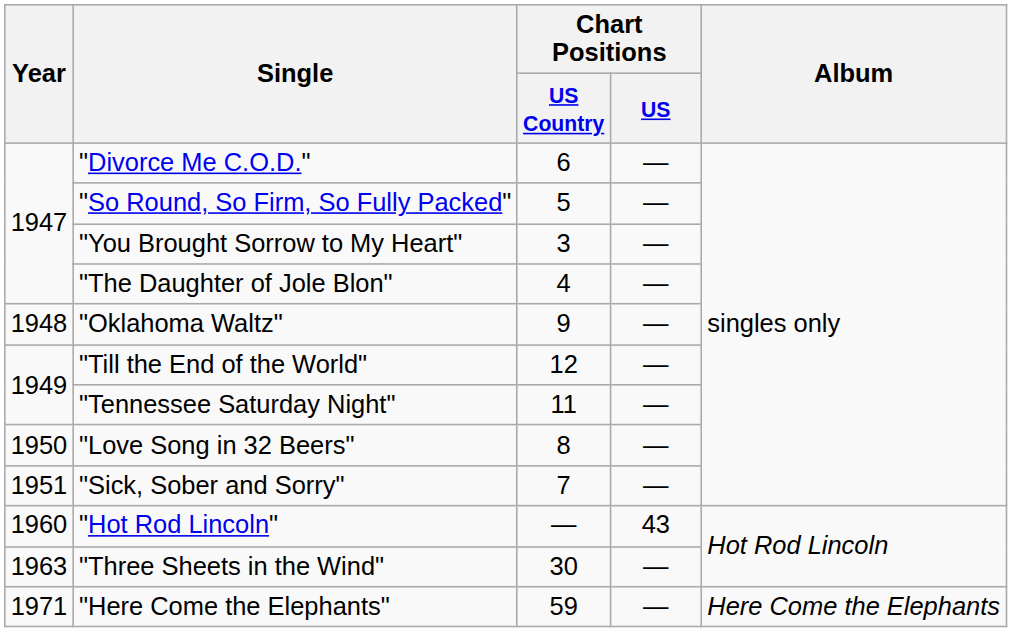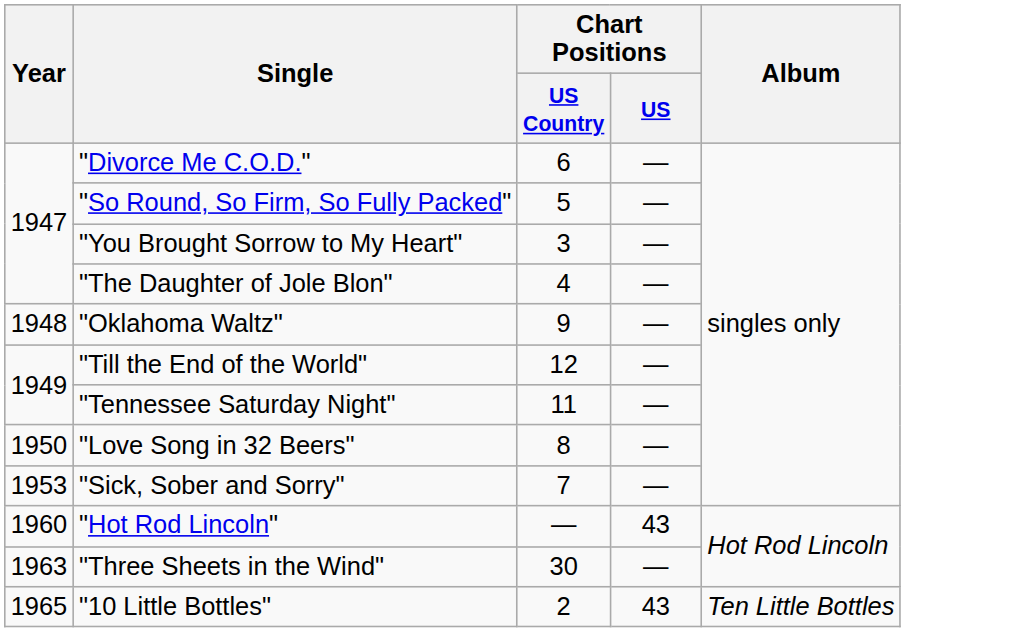(39, 485) 1951 -> (39, 485) 1953
+ row: (175, 606)
- row: (234, 606)
